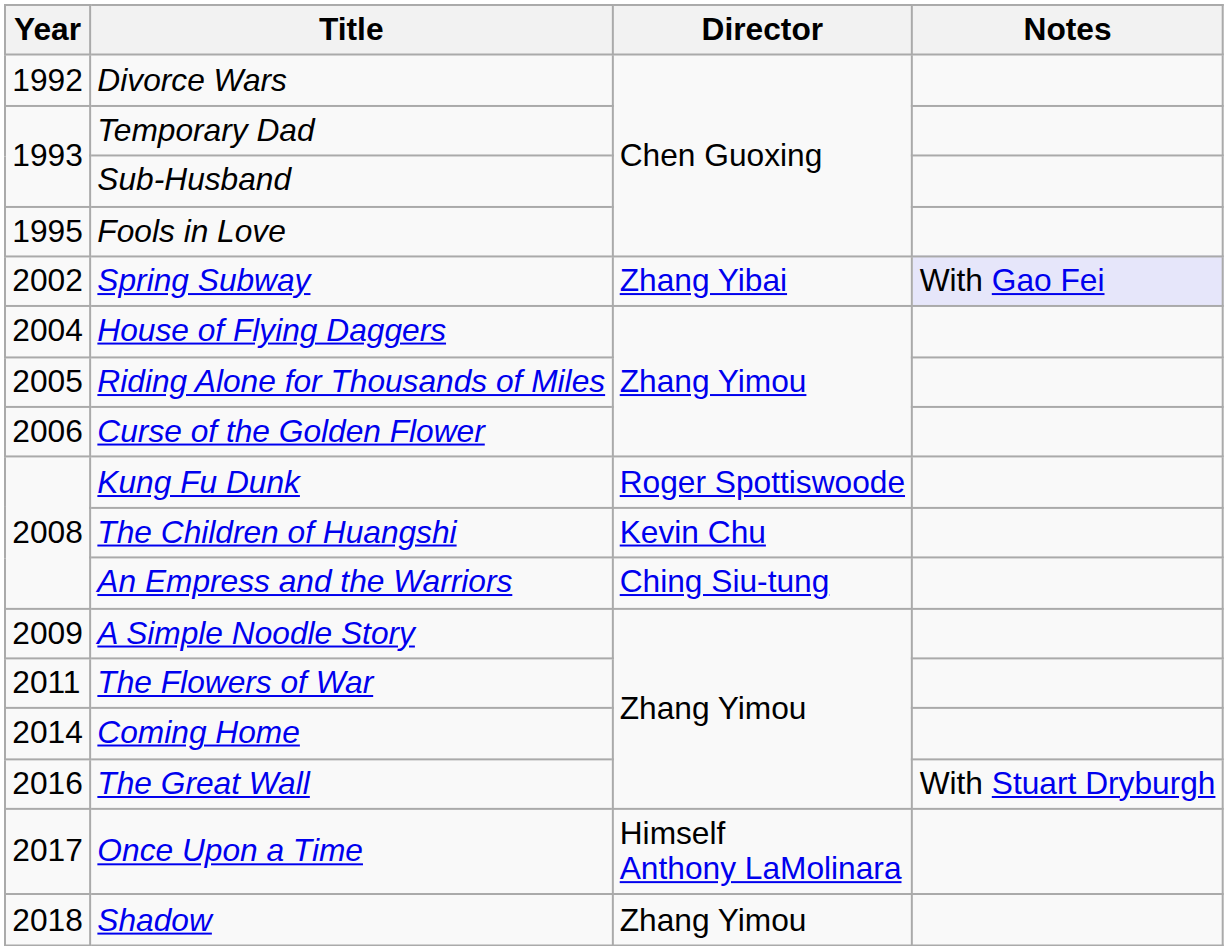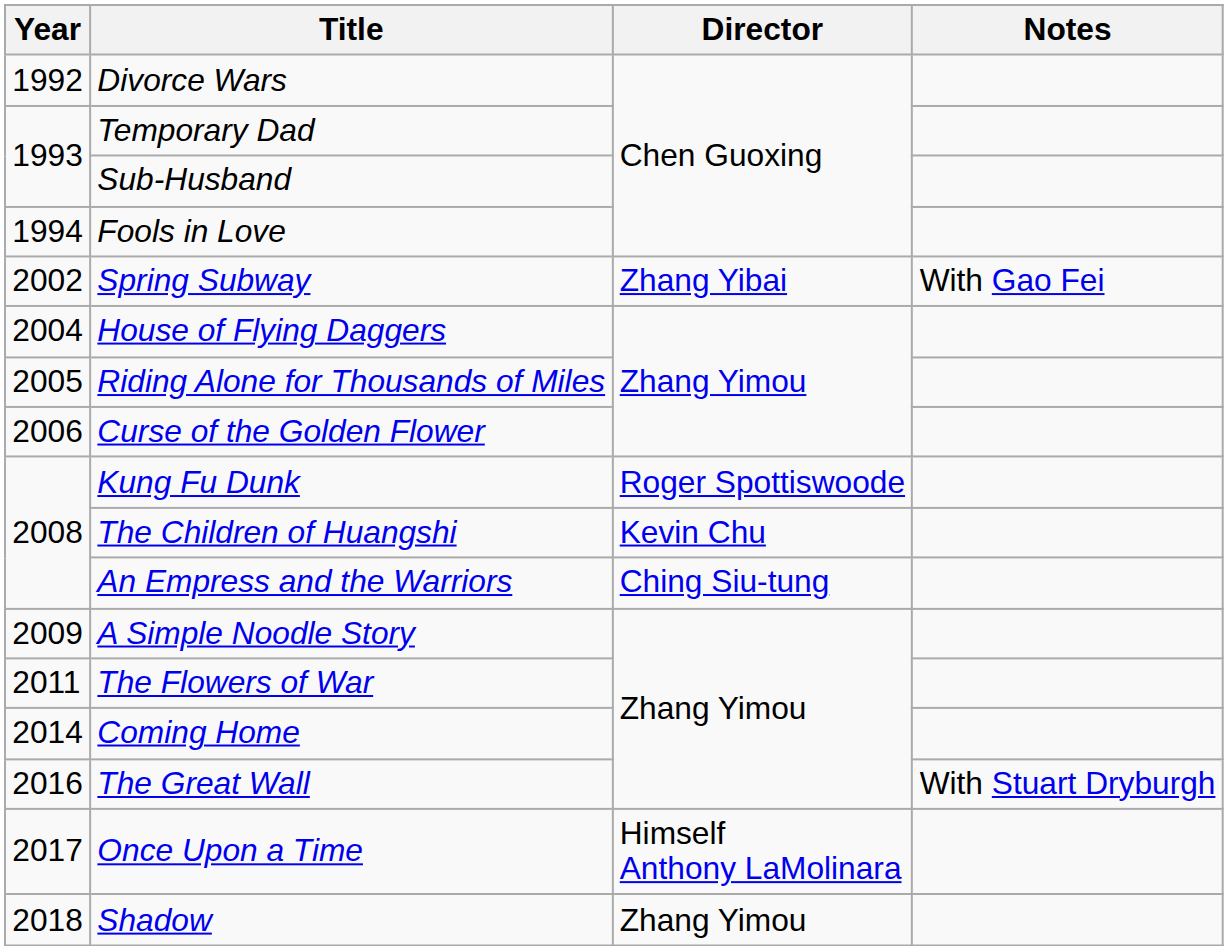(48, 230) 1995 -> (48, 230) 1994
(1012, 280) lavender background -> (1012, 280) no background
